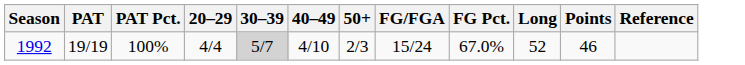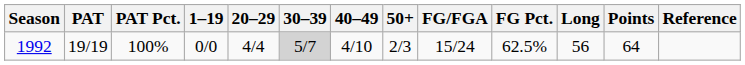+ column: (206, 18)
(482, 45) 67.0% -> (524, 45) 62.5%
(538, 45) 52 -> (580, 45) 56
(588, 45) 46 -> (631, 45) 64
